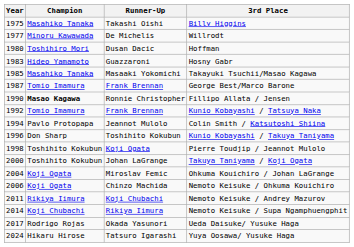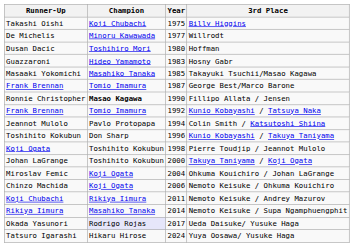columns swapped: (15, 11) <-> (145, 11)
(60, 24) Masahiko Tanaka -> (118, 24) Koji Chubachi
(56, 211) Koji Chubachi -> (122, 211) Masahiko Tanaka
(56, 224) no background -> (118, 224) lavender background
